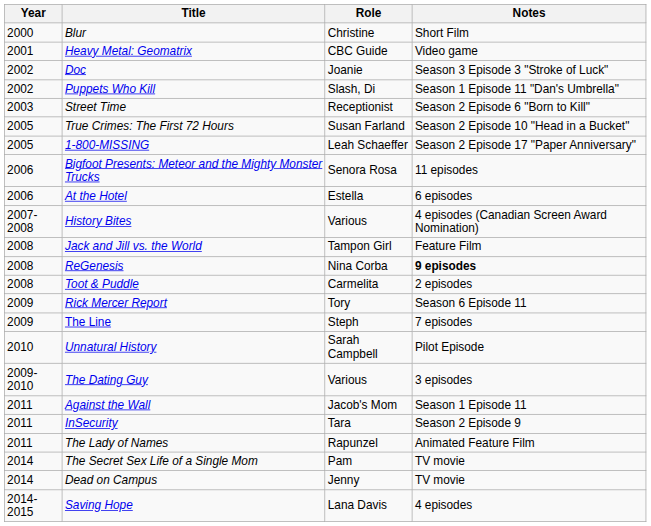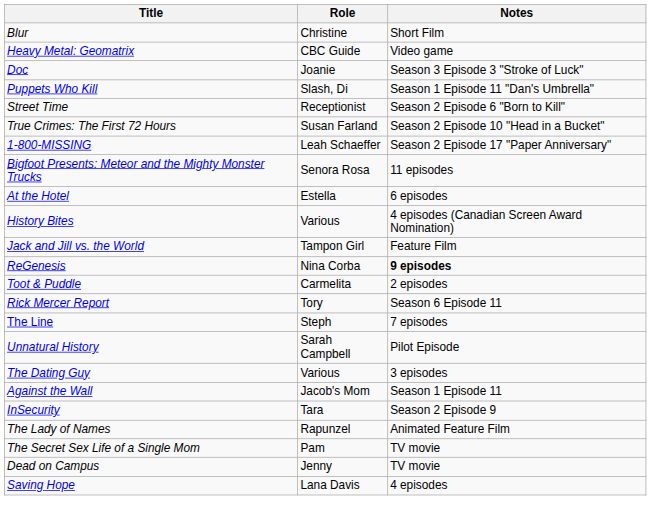- column: (33, 13)
